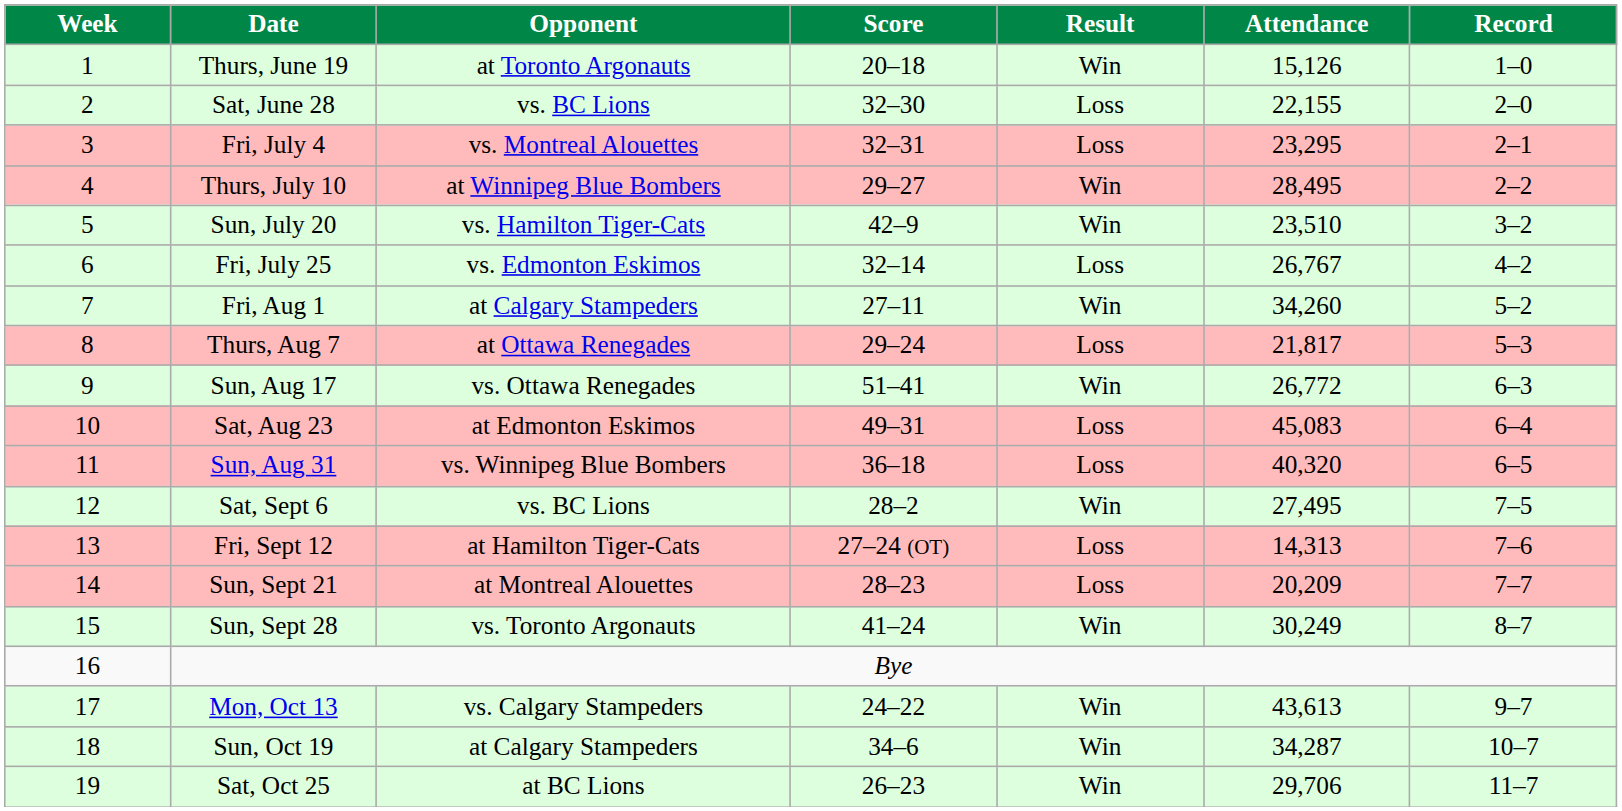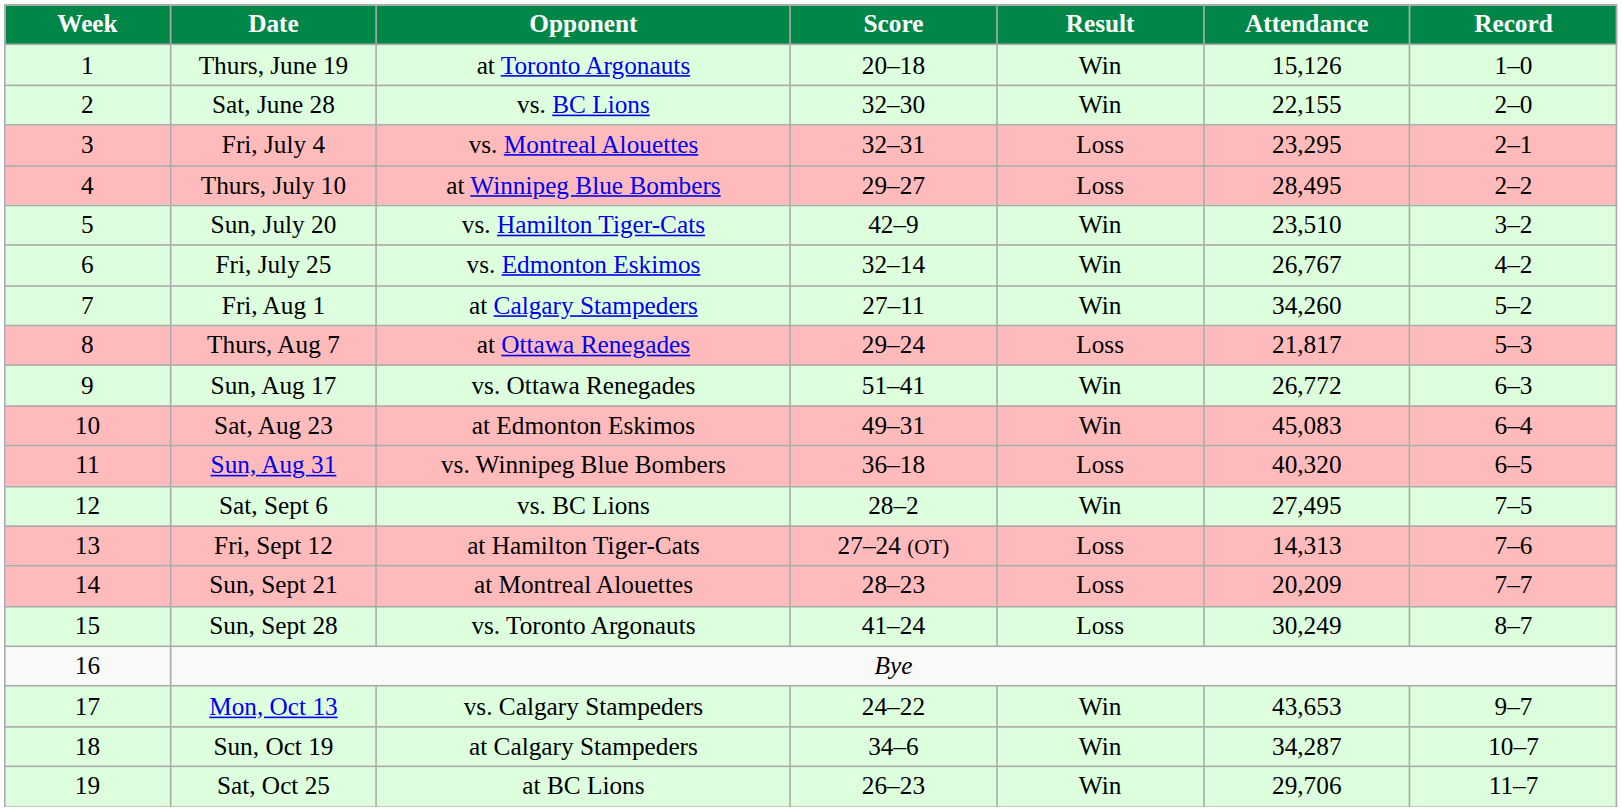(1100, 104) Loss -> (1100, 104) Win
(1100, 184) Win -> (1100, 184) Loss
(1100, 265) Loss -> (1100, 265) Win
(1100, 425) Loss -> (1100, 425) Win
(1100, 625) Win -> (1100, 625) Loss
(1307, 706) 43,613 -> (1307, 706) 43,653
